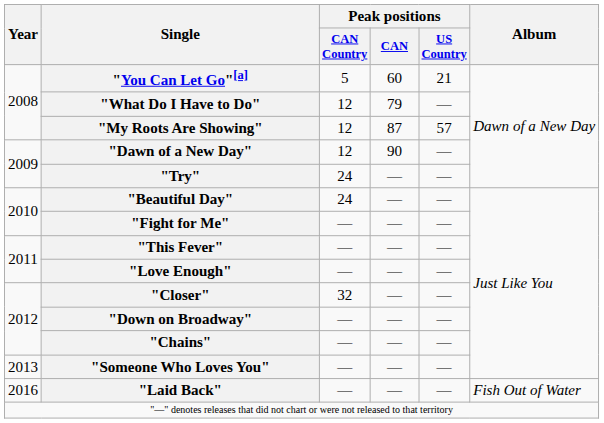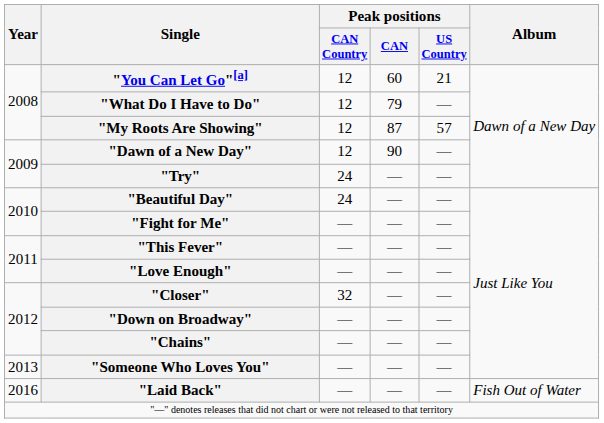(345, 78) 5 -> (345, 78) 12
